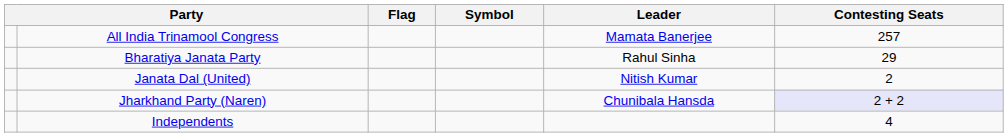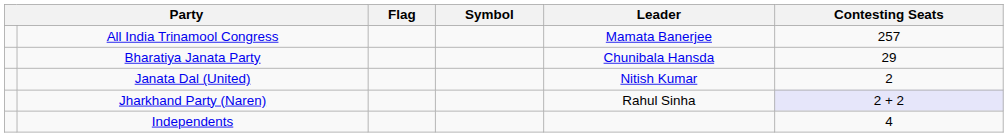(659, 57) Rahul Sinha -> (659, 57) Chunibala Hansda
(659, 100) Chunibala Hansda -> (659, 100) Rahul Sinha
